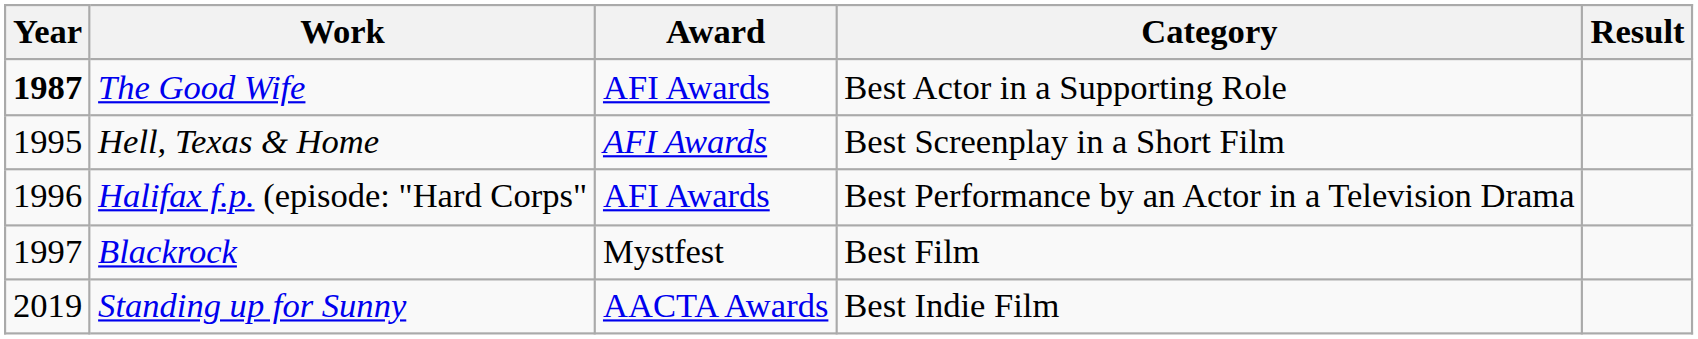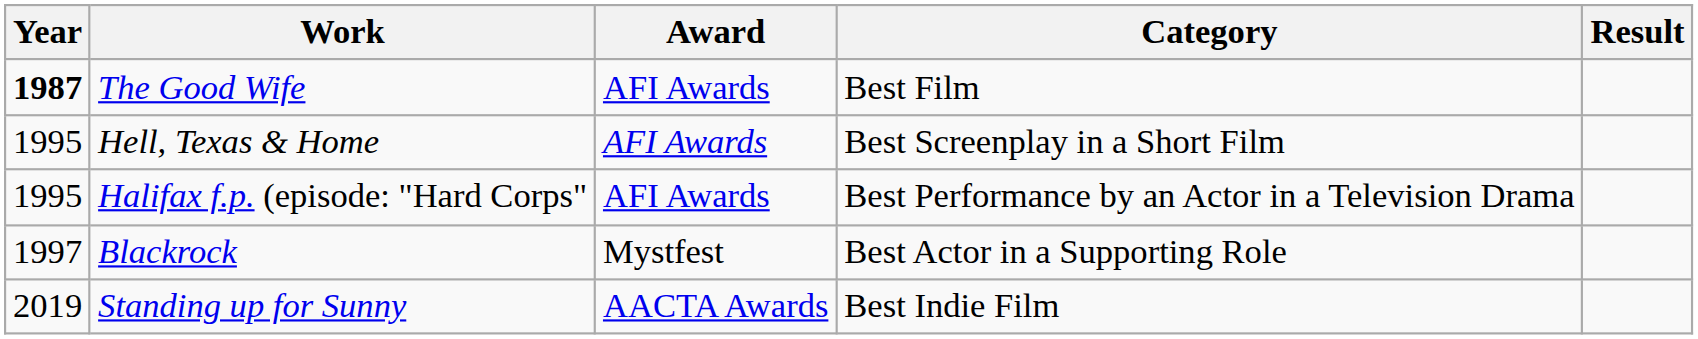(1066, 86) Best Actor in a Supporting Role -> (912, 86) Best Film
(48, 196) 1996 -> (48, 196) 1995
(912, 251) Best Film -> (1066, 251) Best Actor in a Supporting Role
